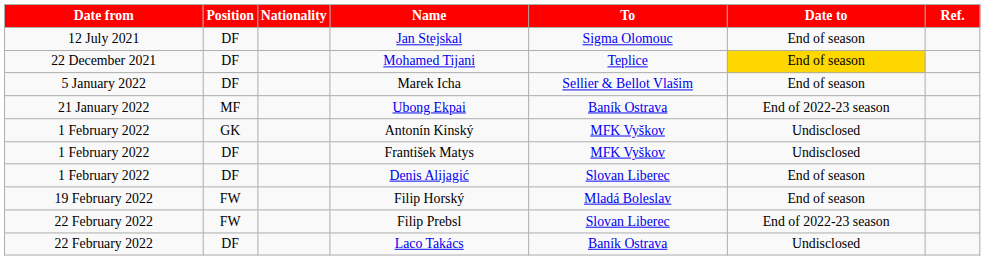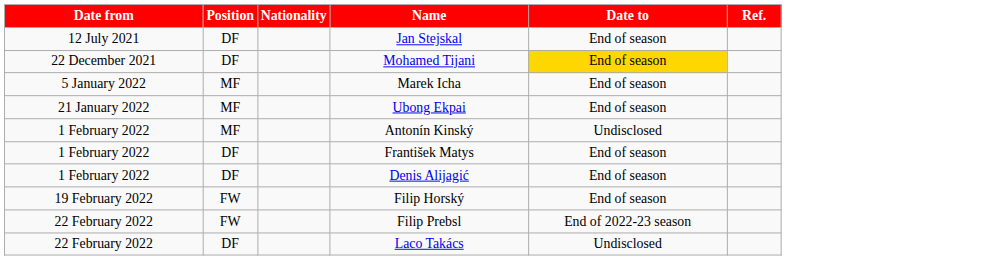- column: (628, 16)
(230, 84) DF -> (230, 84) MF
(826, 107) End of 2022-23 season -> (628, 107) End of season
(230, 130) GK -> (230, 130) MF
(826, 153) Undisclosed -> (628, 153) End of season
